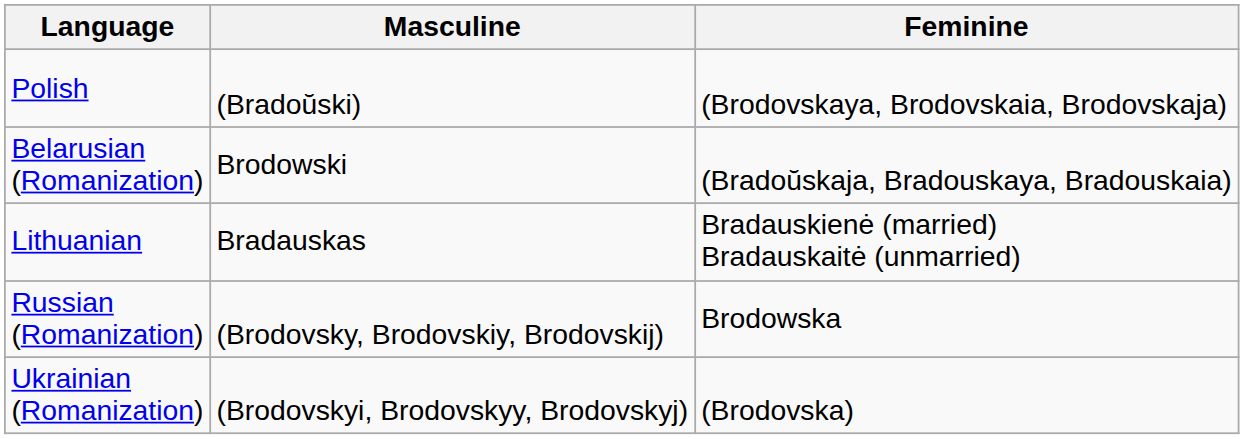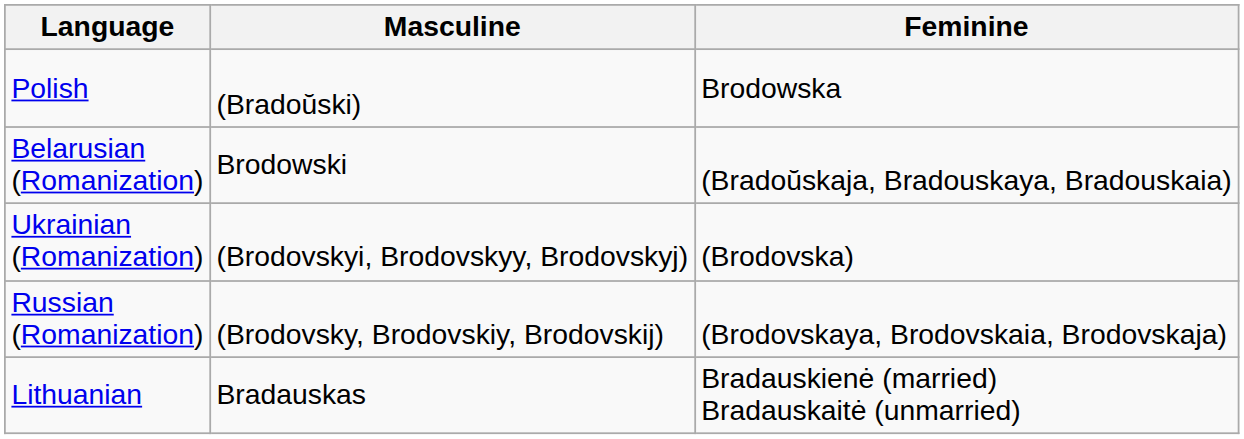(964, 103) (Brodovskaya, Brodovskaia, Brodovskaja) -> (771, 87) Brodowska
rows swapped: (77, 241) <-> (107, 394)
(771, 318) Brodowska -> (964, 334) (Brodovskaya, Brodovskaia, Brodovskaja)
